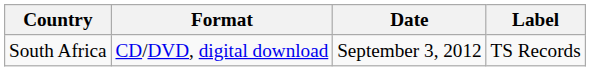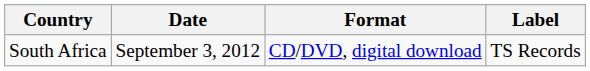columns swapped: (409, 19) <-> (222, 19)
